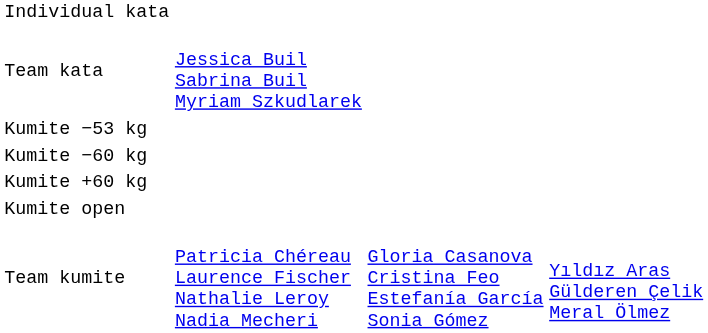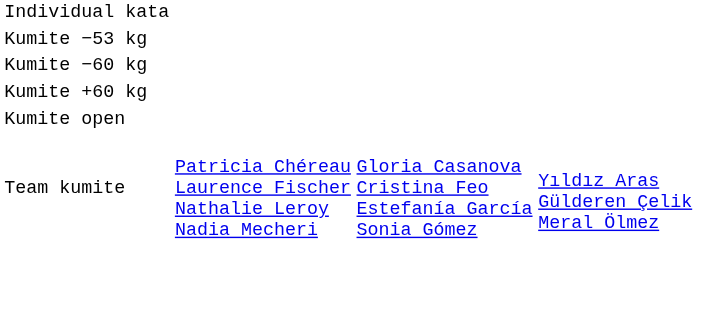- row: (54, 70)
